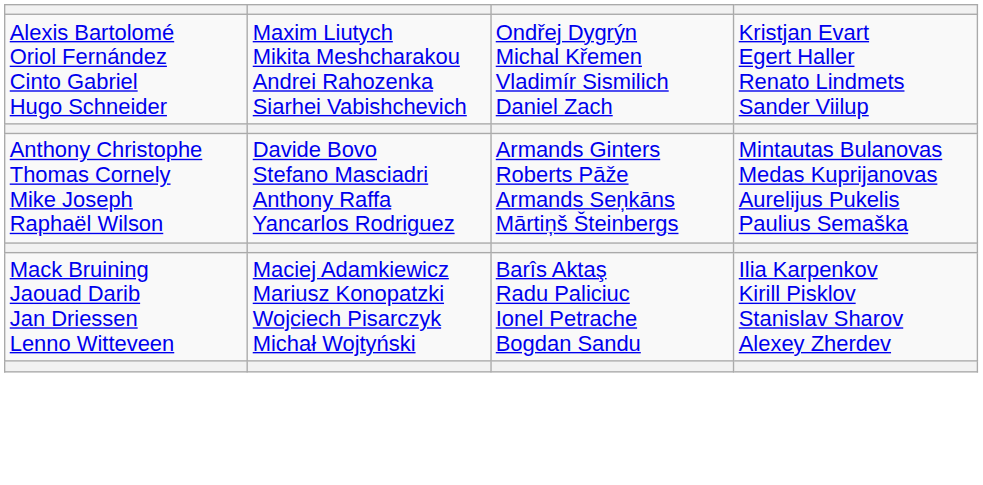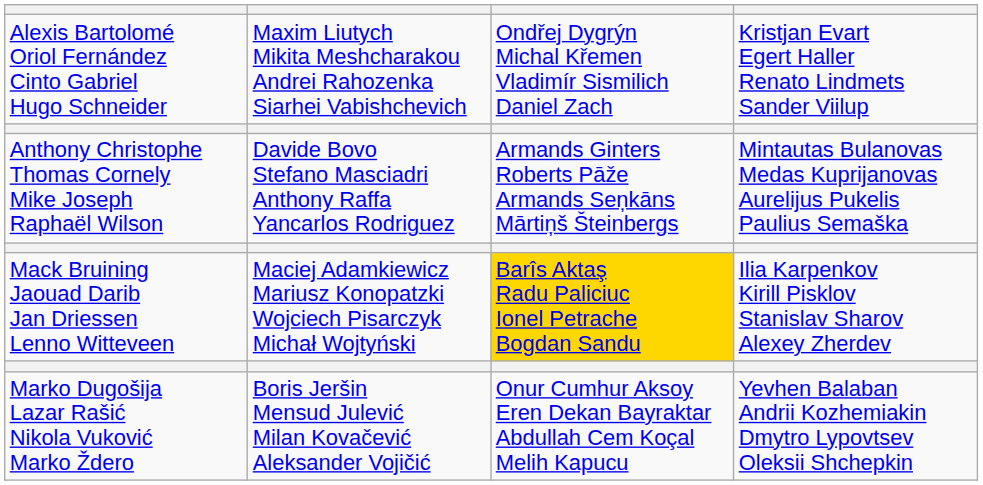(568, 306) no background -> (568, 306) gold background
+ row: (86, 425)
